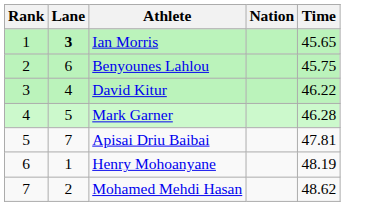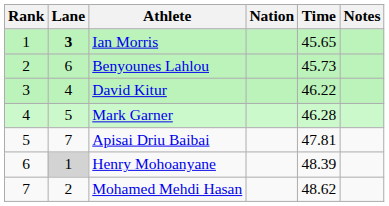+ column: (362, 16)
(319, 66) 45.75 -> (319, 66) 45.73
(68, 164) no background -> (68, 164) lightgrey background
(319, 164) 48.19 -> (319, 164) 48.39
